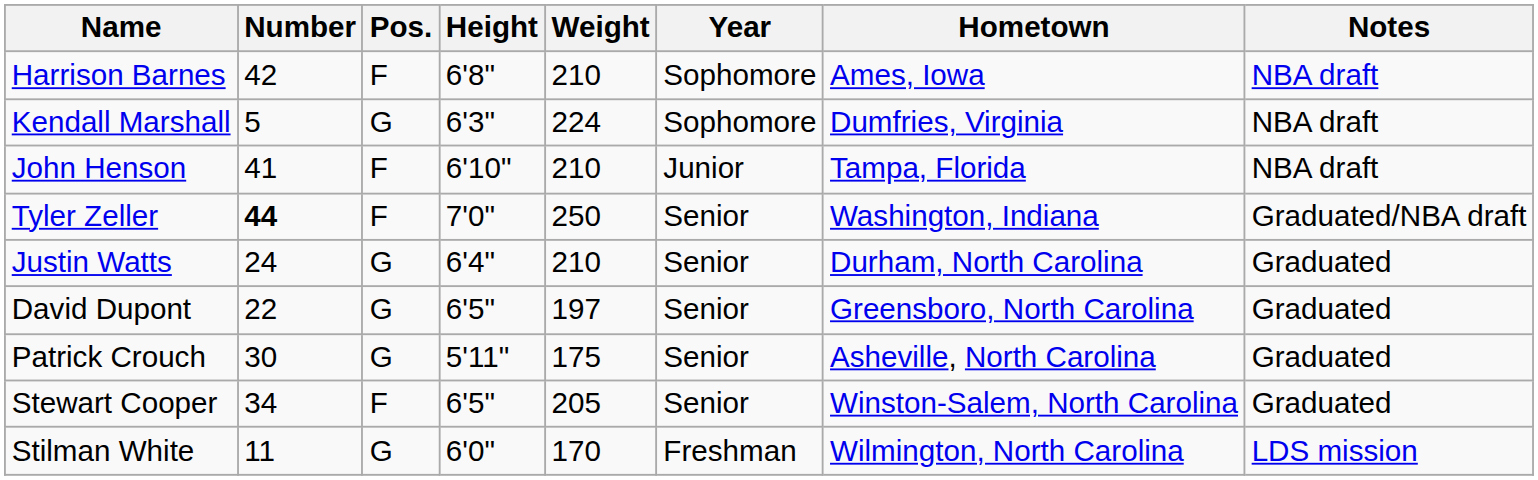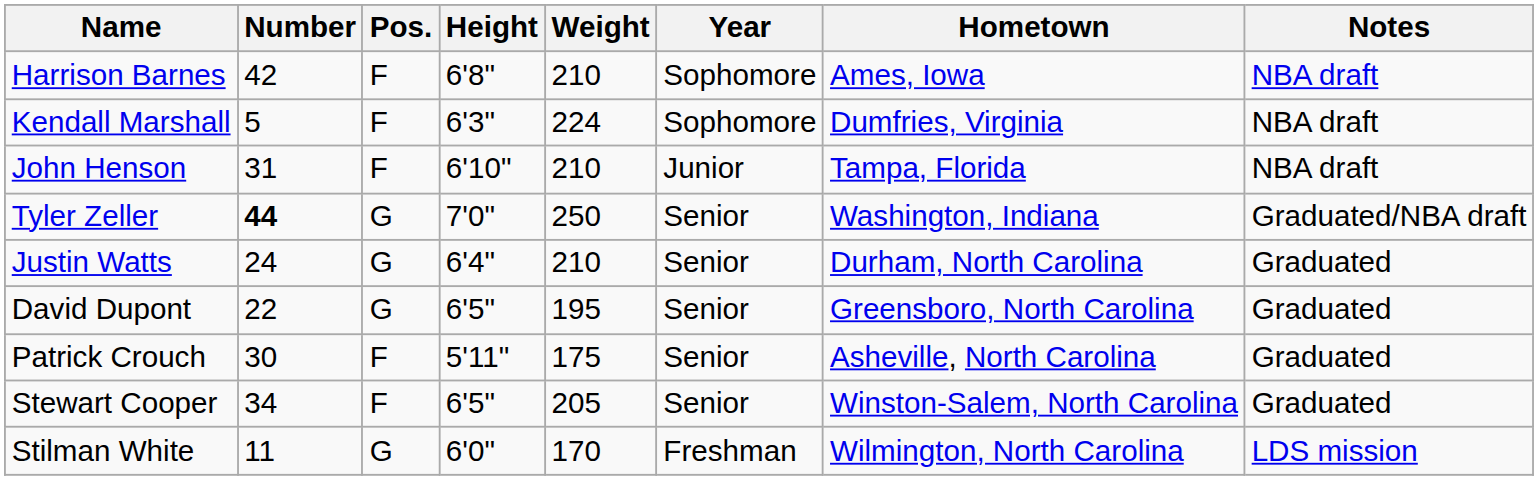(381, 121) G -> (379, 121) F
(261, 168) 41 -> (261, 168) 31
(379, 215) F -> (381, 215) G
(576, 309) 197 -> (576, 309) 195
(381, 356) G -> (379, 356) F
